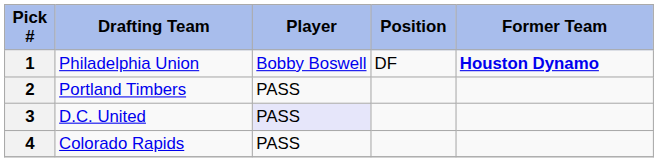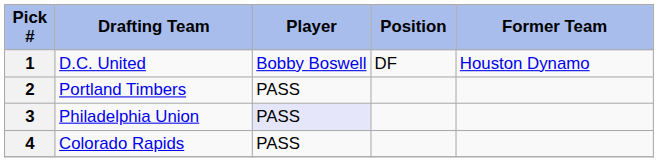(129, 63) Philadelphia Union -> (103, 63) D.C. United
(529, 63) bold -> (525, 63) normal
(103, 116) D.C. United -> (129, 116) Philadelphia Union
